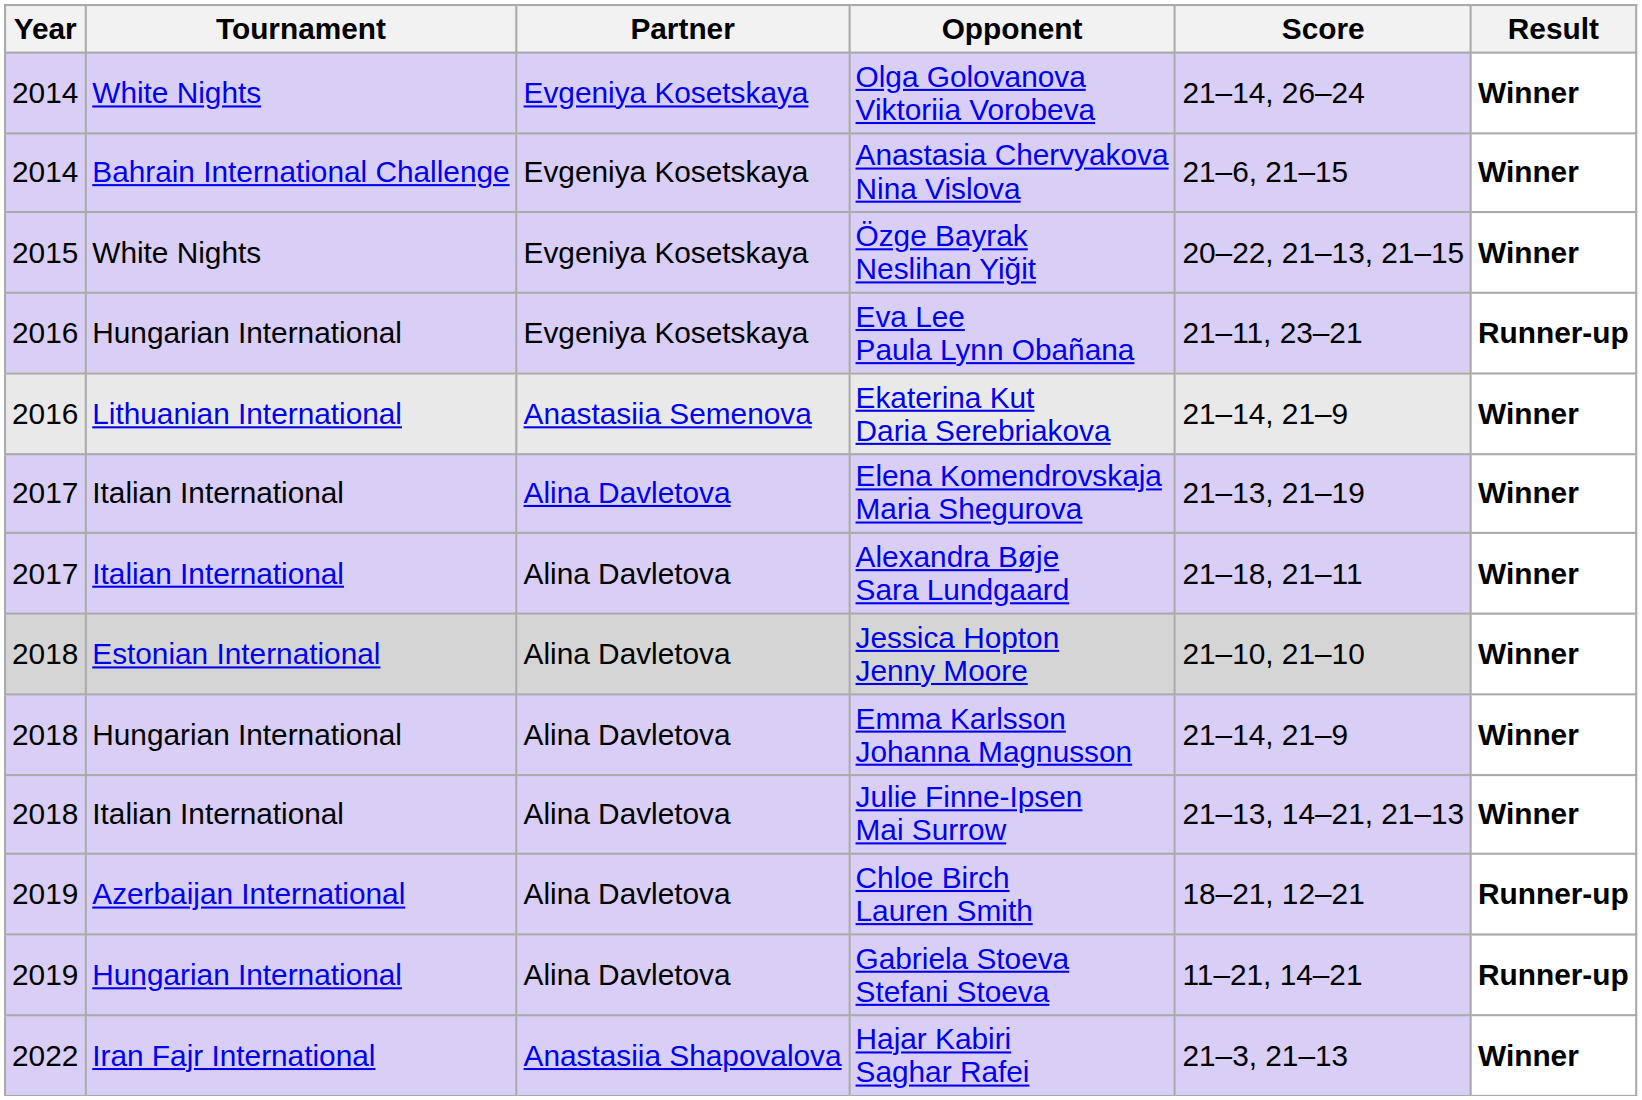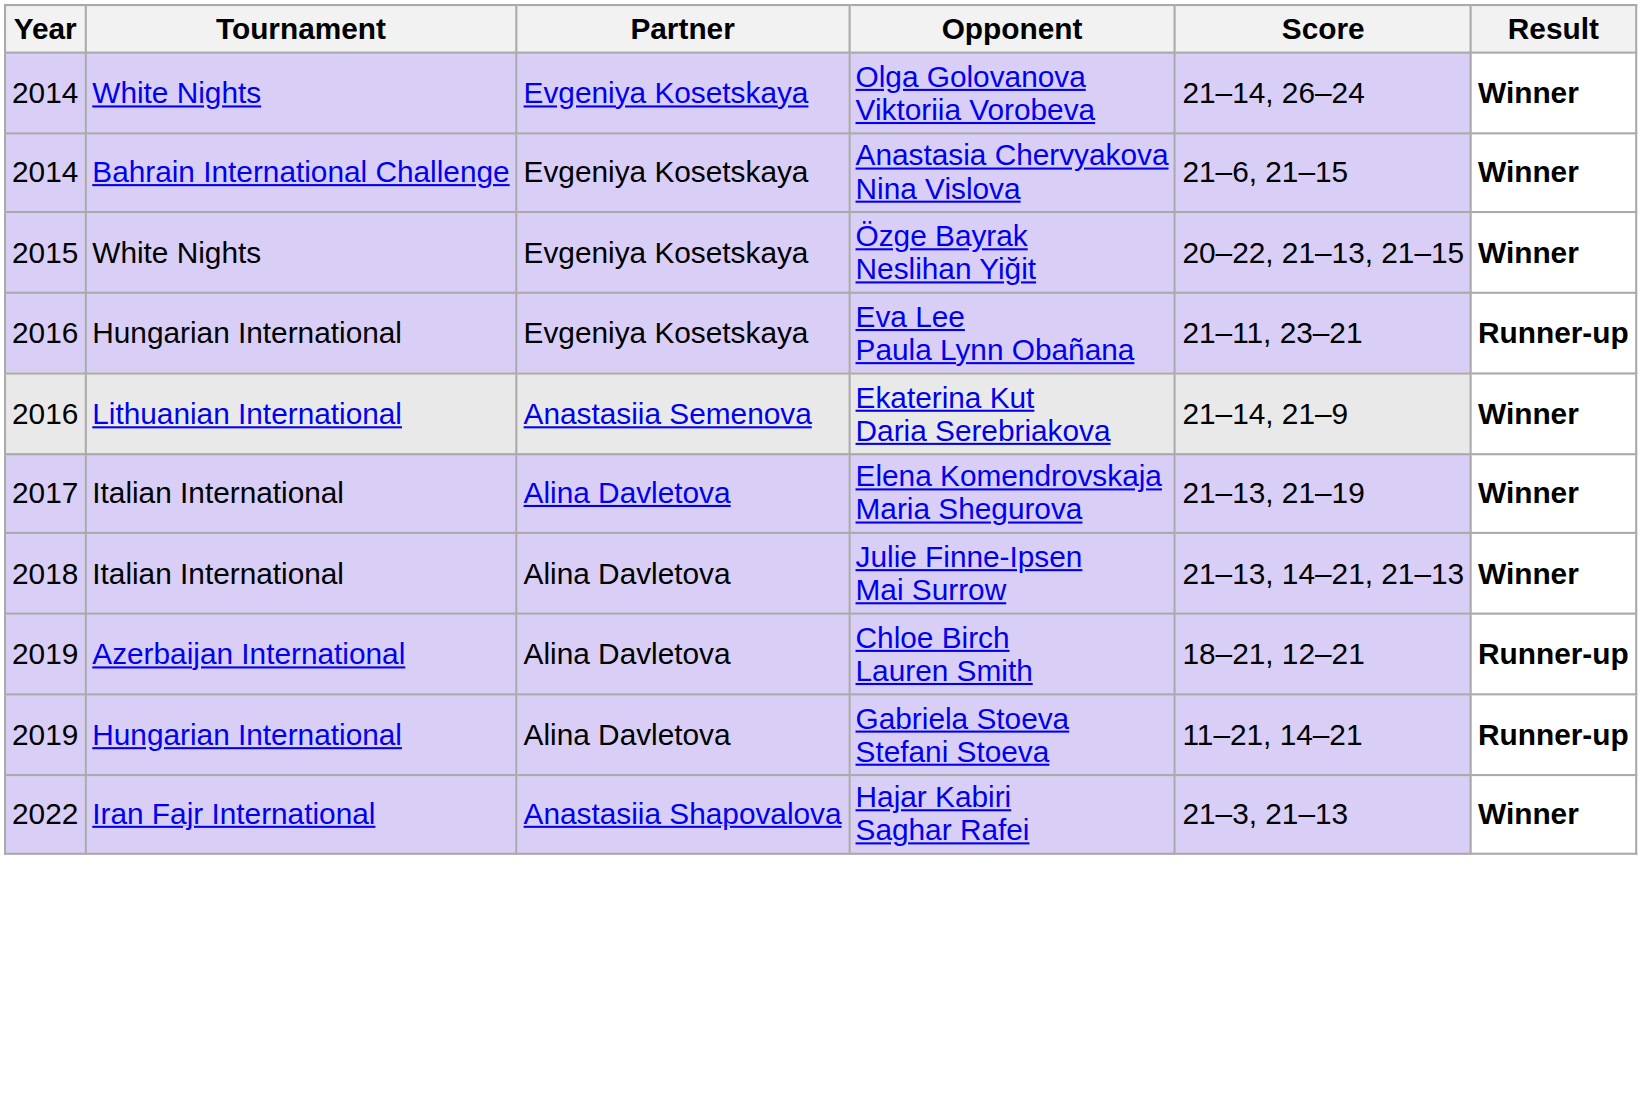- row: (962, 574)
- row: (957, 654)
- row: (994, 734)
